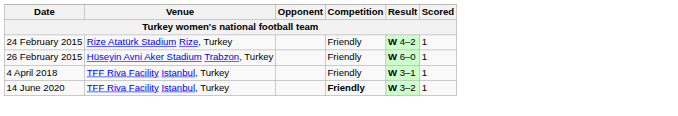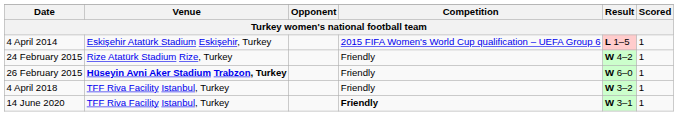+ row: (32, 42)
(180, 57) normal -> (187, 73) bold
(402, 73) W 3–1 -> (619, 88) W 3–2
(402, 88) W 3–2 -> (619, 103) W 3–1
